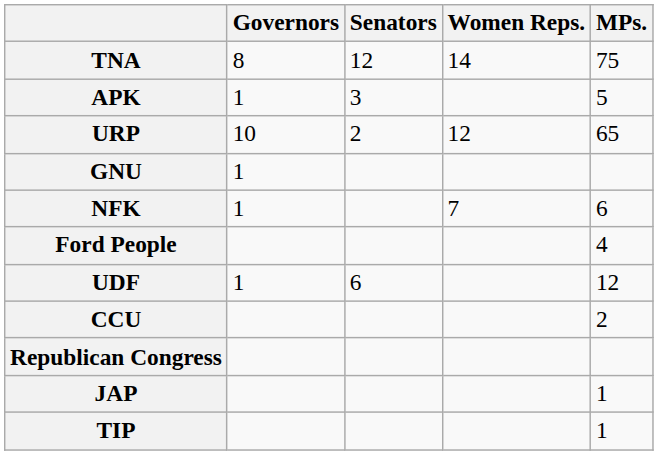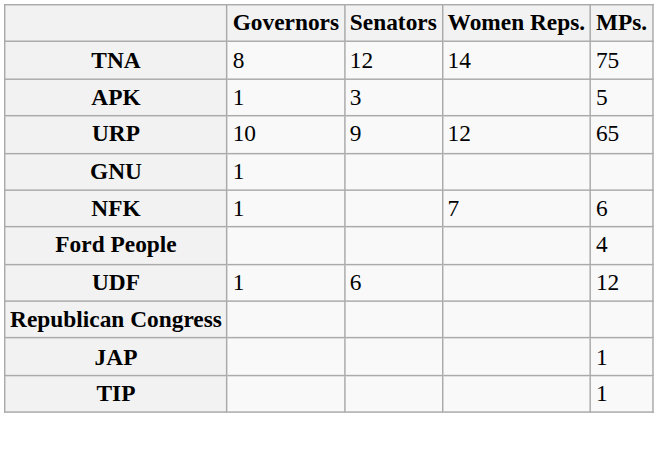(356, 134) 2 -> (356, 134) 9
- row: (116, 319)
